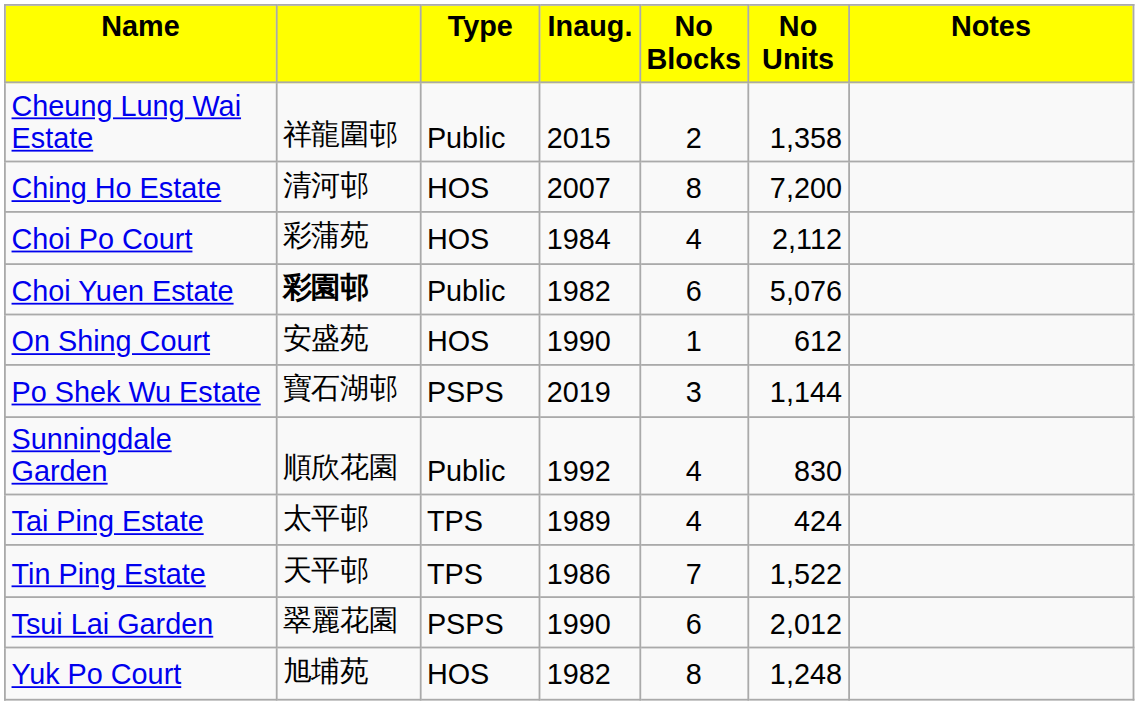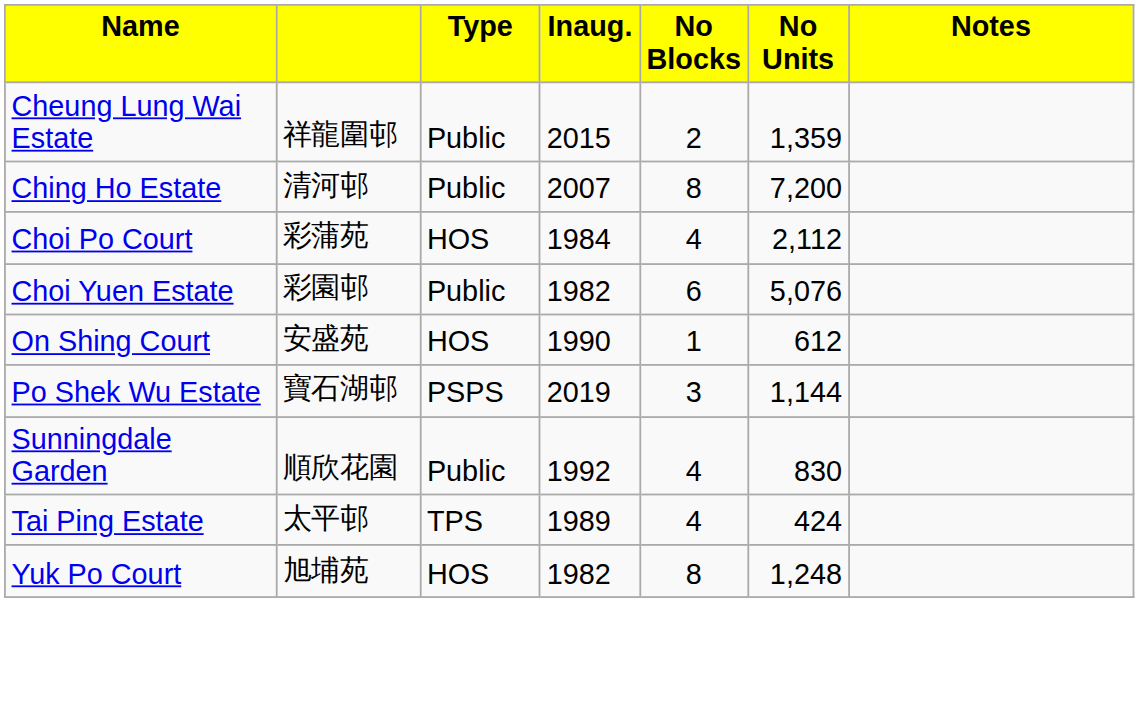(806, 137) 1,358 -> (806, 137) 1,359
(458, 188) HOS -> (466, 188) Public
(326, 287) bold -> (326, 287) normal
- row: (109, 573)
- row: (112, 624)
